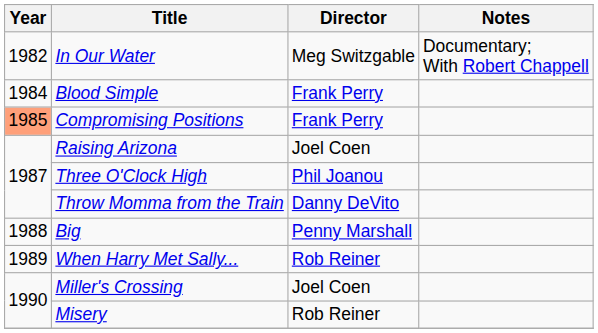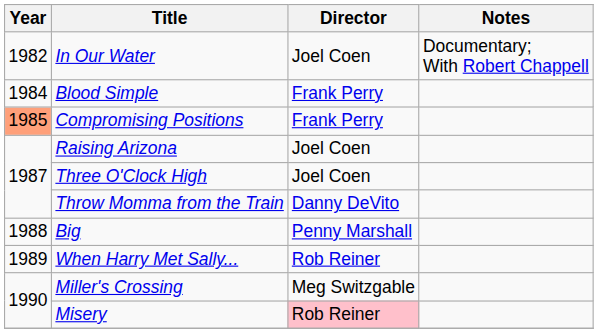(353, 55) Meg Switzgable -> (331, 55) Joel Coen
(337, 176) Phil Joanou -> (331, 176) Joel Coen
(331, 286) Joel Coen -> (353, 286) Meg Switzgable
(336, 314) no background -> (336, 314) pink background
